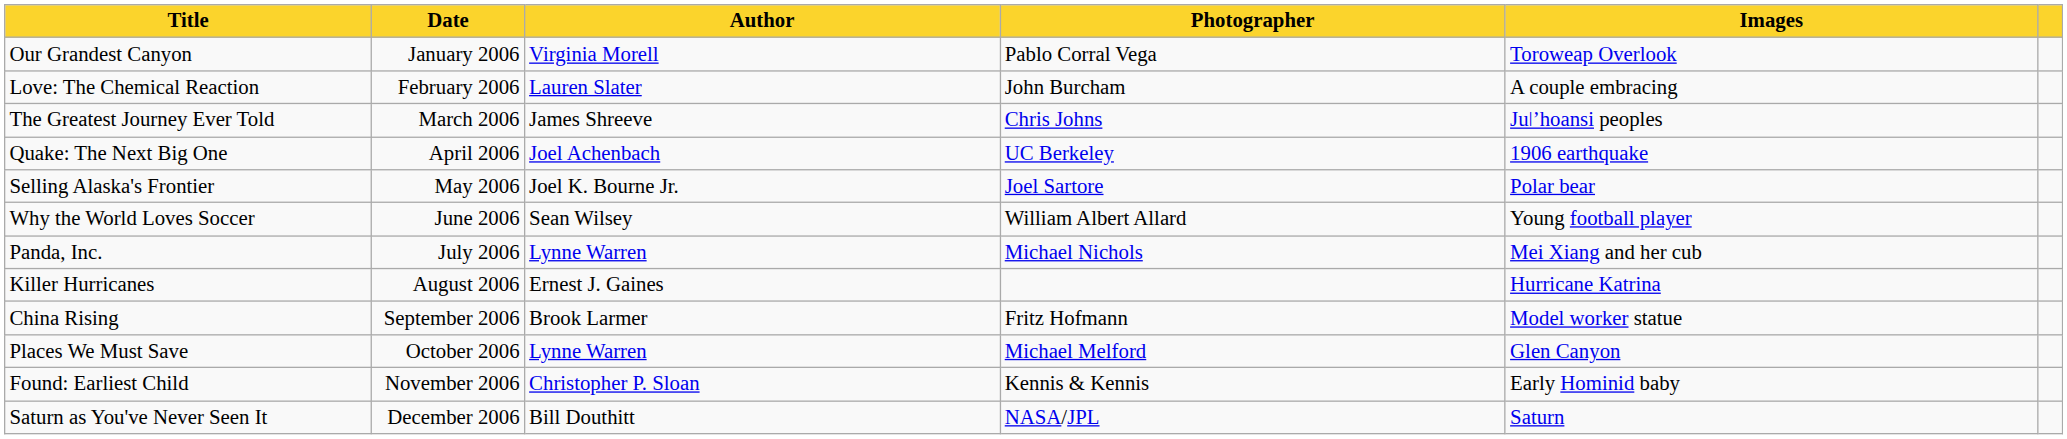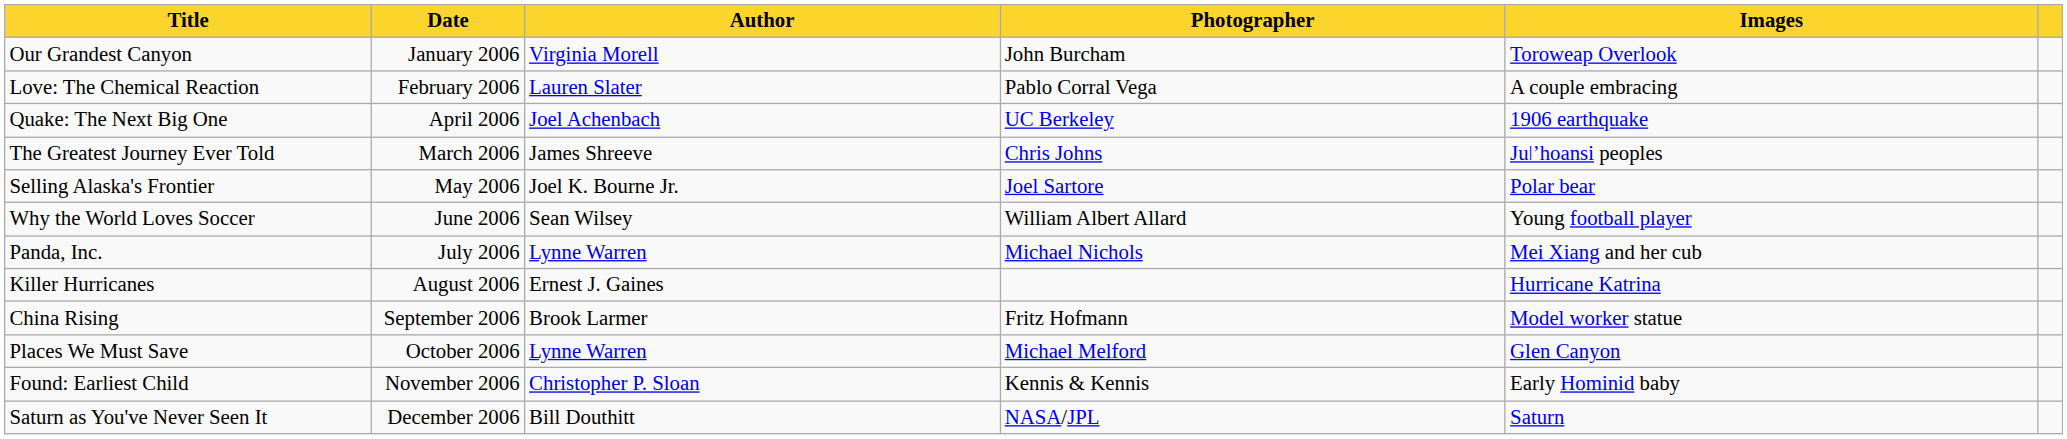(1081, 53) Pablo Corral Vega -> (1065, 53) John Burcham
(1065, 86) John Burcham -> (1081, 86) Pablo Corral Vega
rows swapped: (142, 119) <-> (118, 152)
